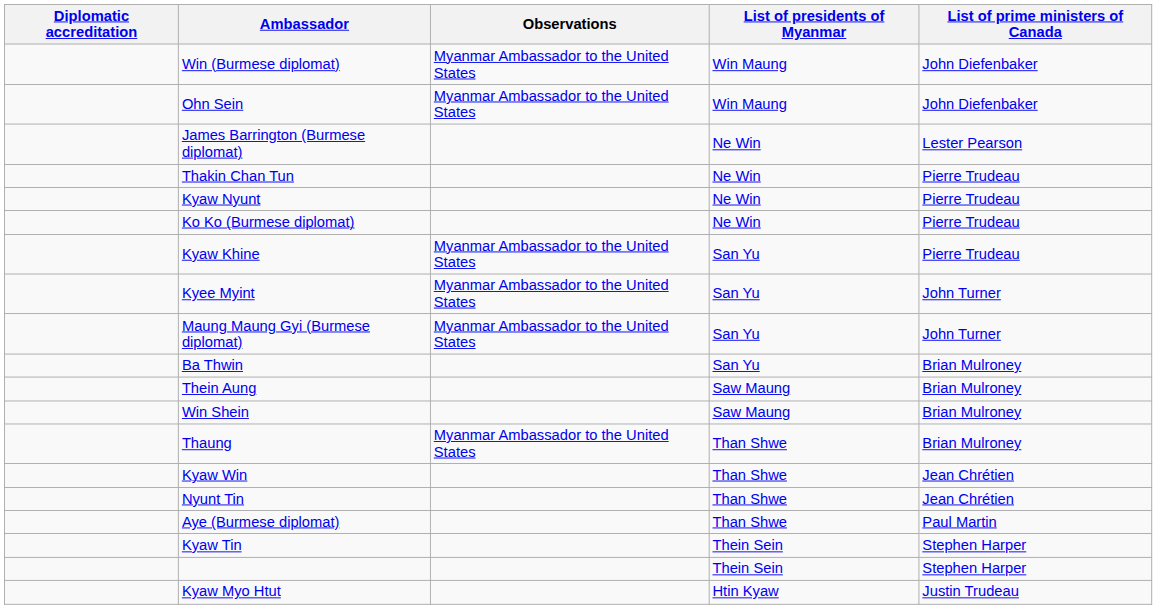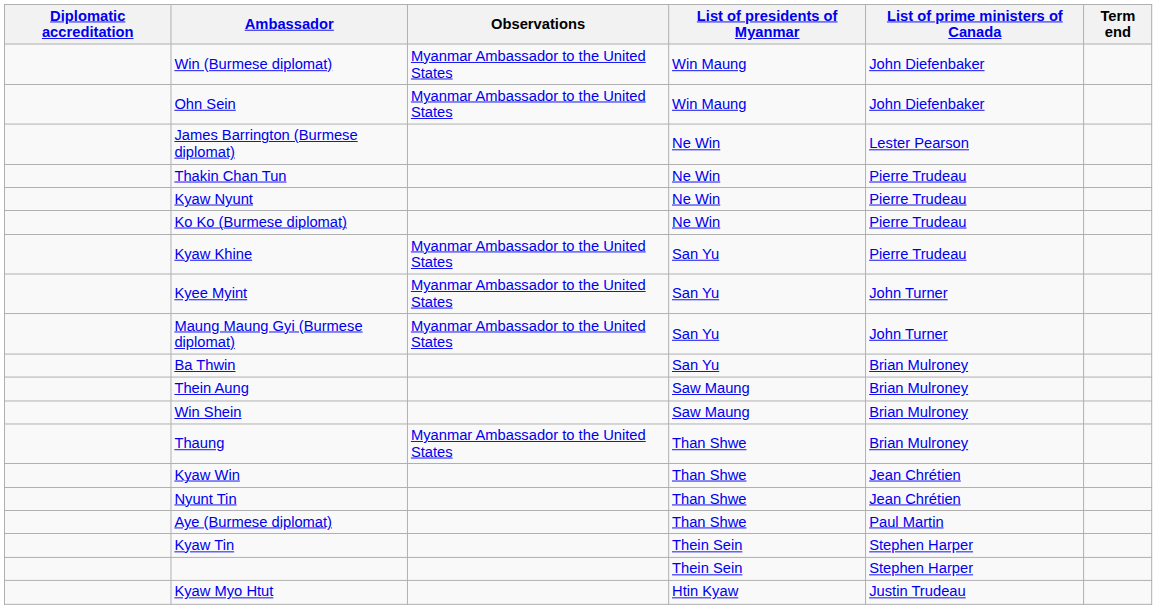+ column: (1118, 24)
